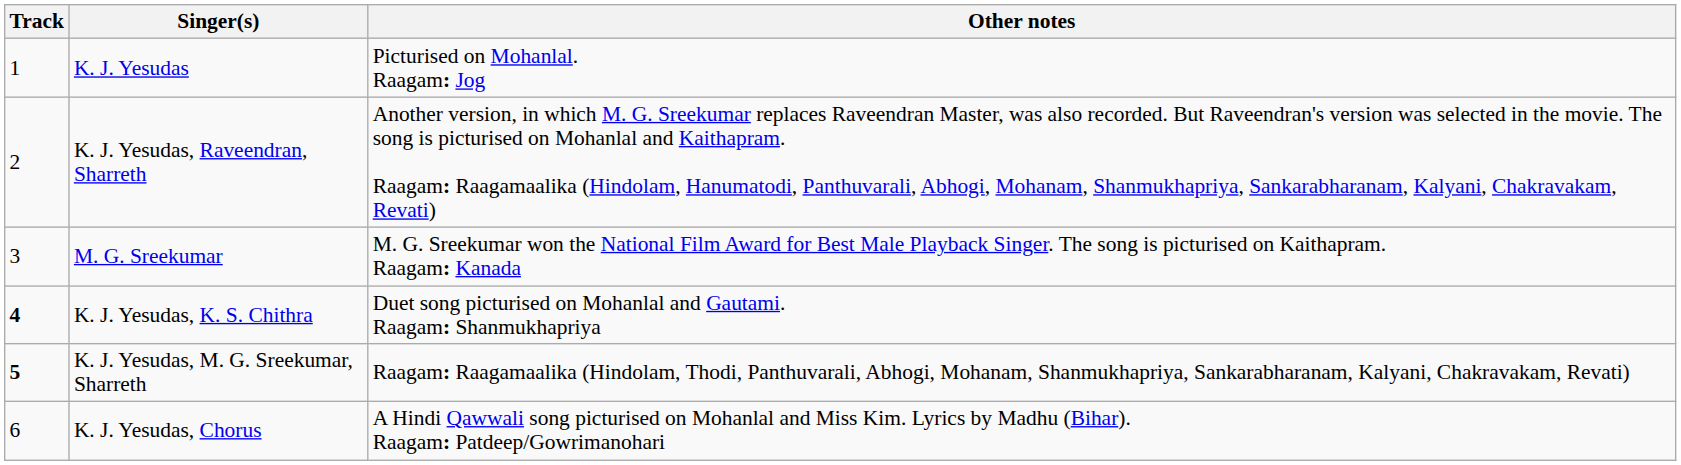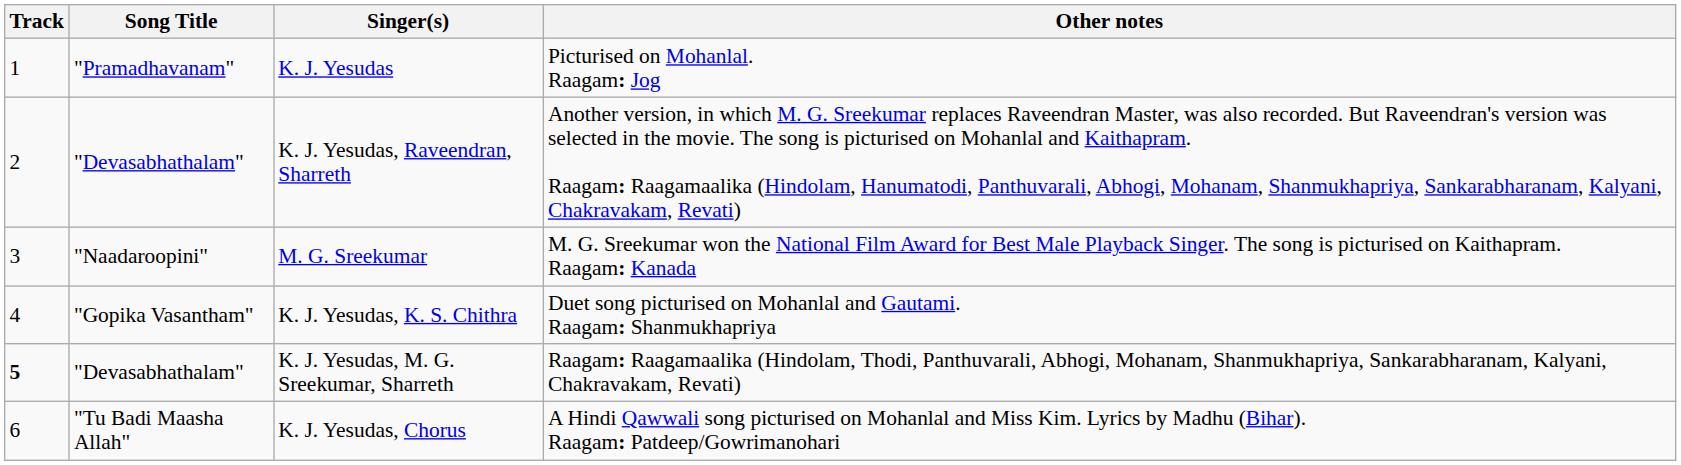+ column: (171, 21)
(15, 314) bold -> (15, 314) normal
